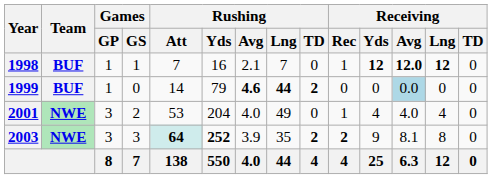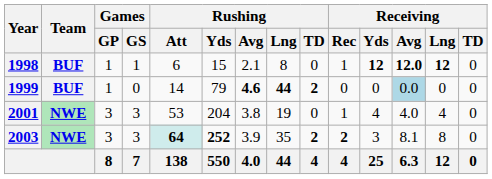(176, 64) 7 -> (176, 64) 6
(219, 64) 16 -> (219, 64) 15
(284, 64) 7 -> (284, 64) 8
(136, 112) 2 -> (136, 112) 3
(251, 112) 4.0 -> (251, 112) 3.8
(284, 112) 49 -> (284, 112) 19
(376, 137) 9 -> (376, 137) 3
